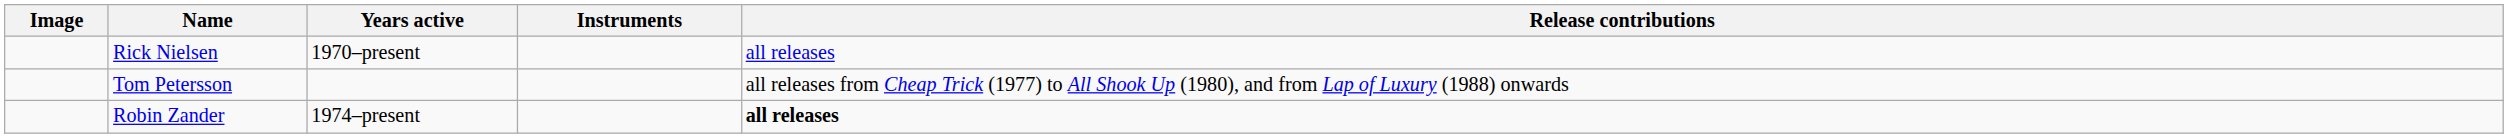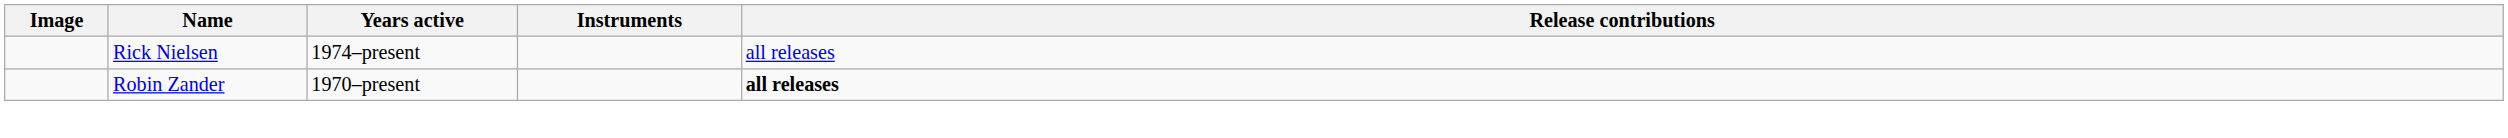(366, 52) 1970–present -> (366, 52) 1974–present
- row: (173, 84)
(366, 116) 1974–present -> (366, 84) 1970–present
